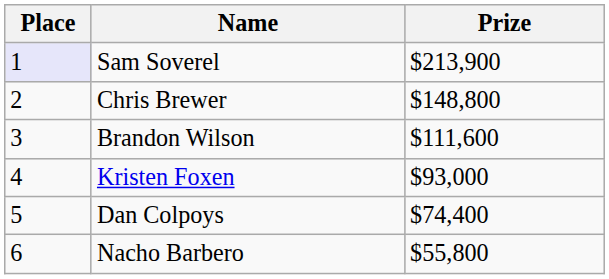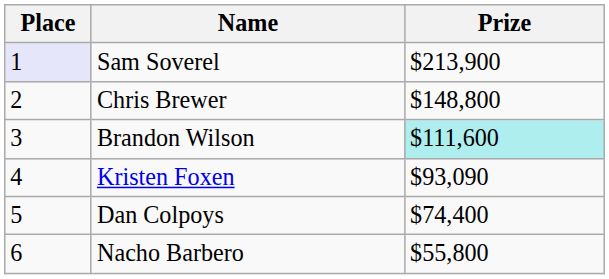(454, 138) no background -> (454, 138) paleturquoise background
(449, 176) $93,000 -> (449, 176) $93,090
